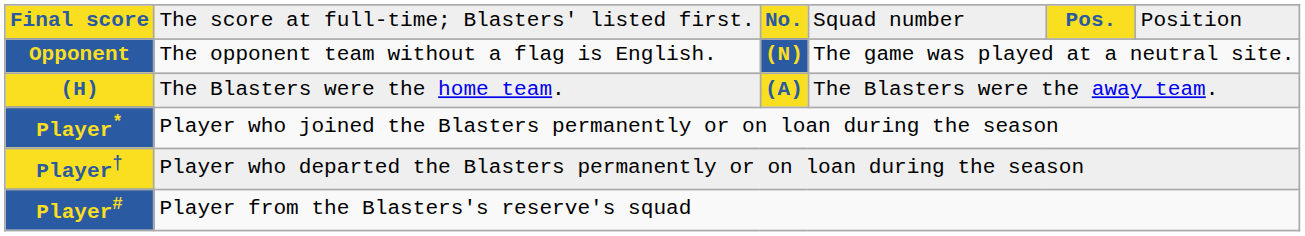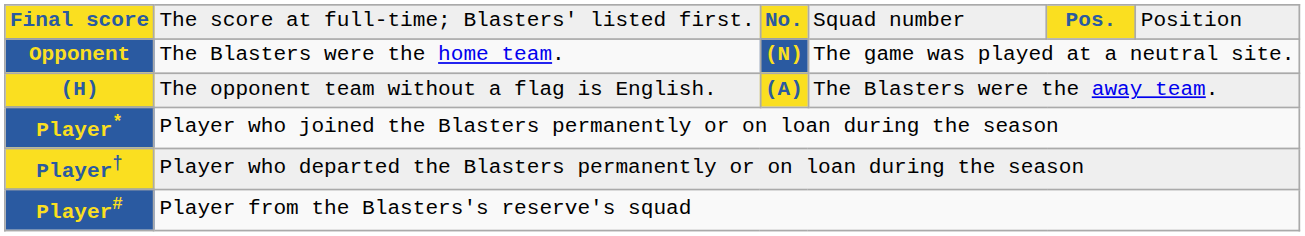(438, 56) The opponent team without a flag is English. -> (362, 56) The Blasters were the home team.
(362, 90) The Blasters were the home team. -> (438, 90) The opponent team without a flag is English.
